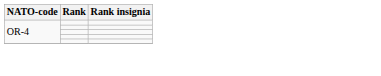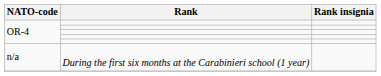+ row: (13, 57)
